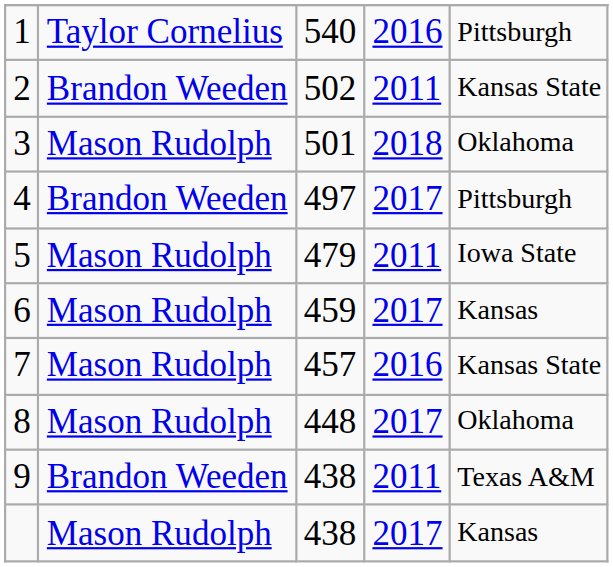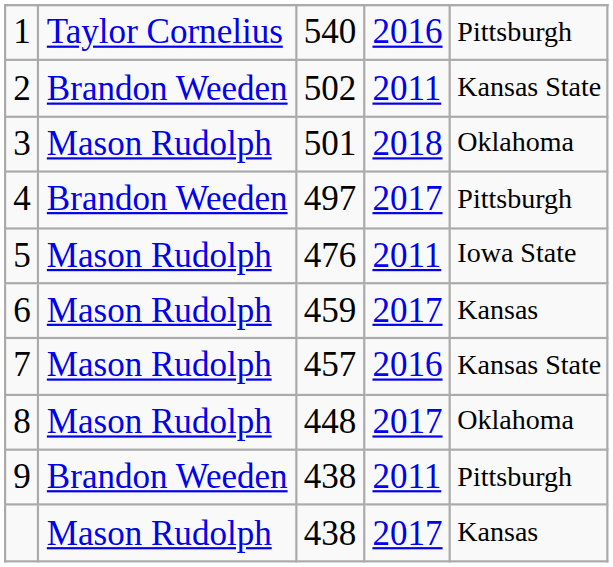(330, 254) 479 -> (330, 254) 476
(526, 476) Texas A&M -> (515, 476) Pittsburgh
